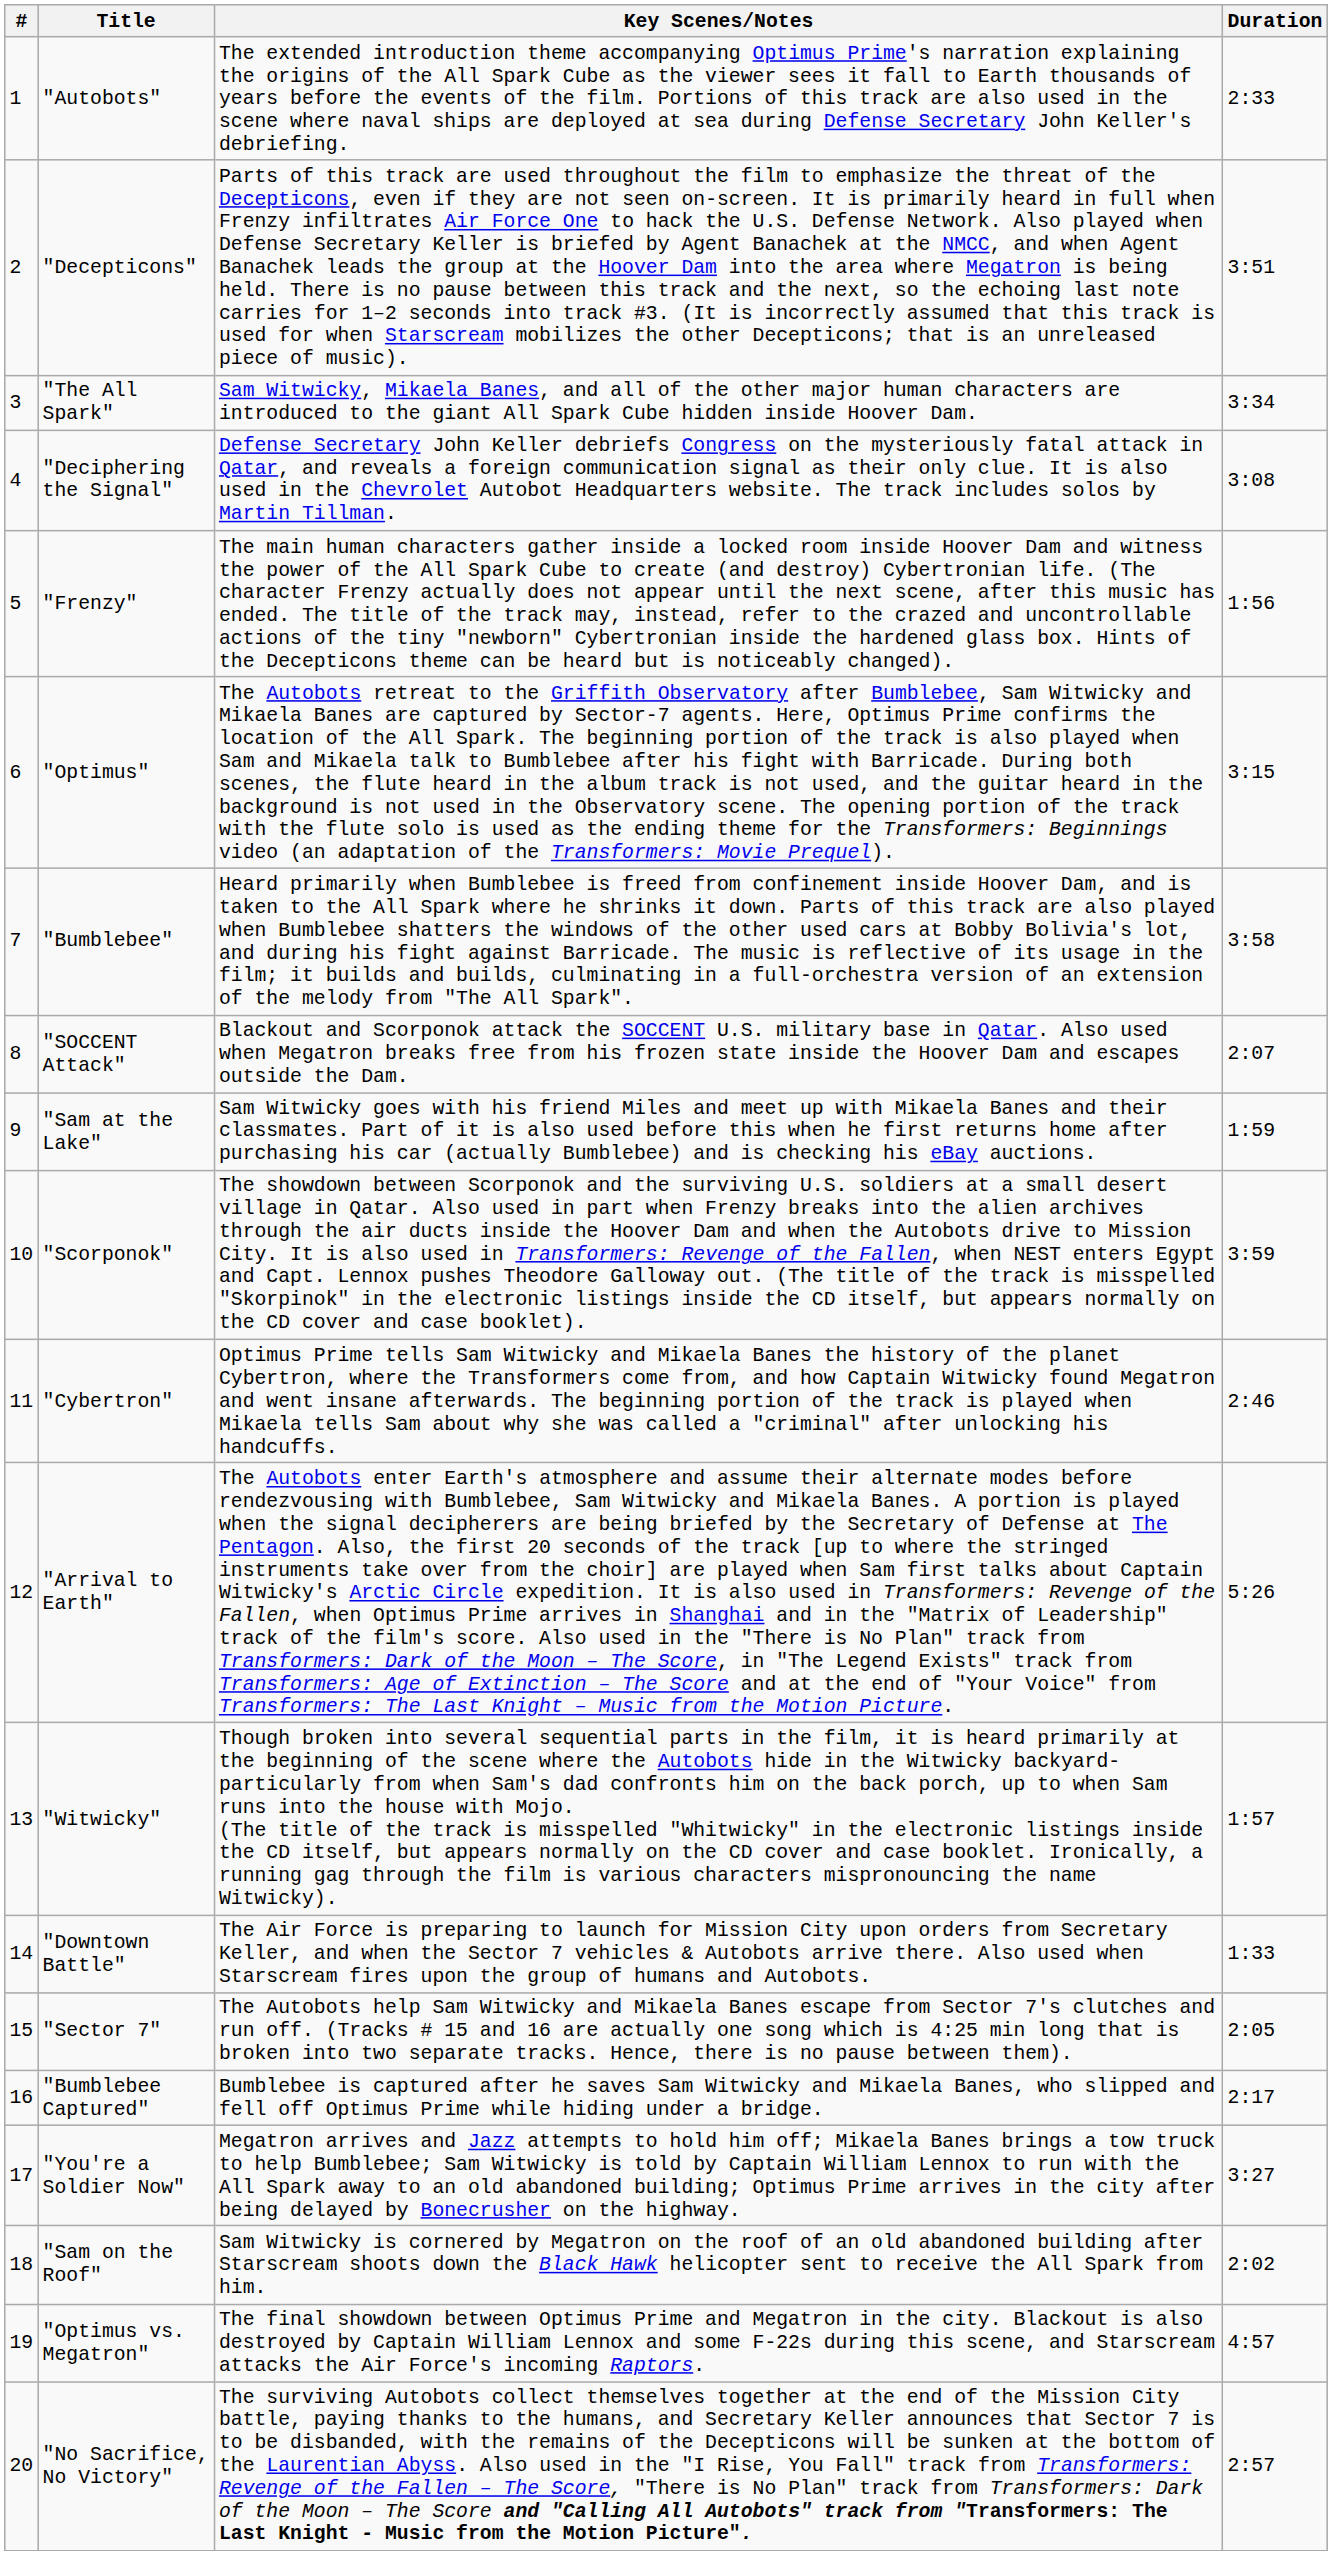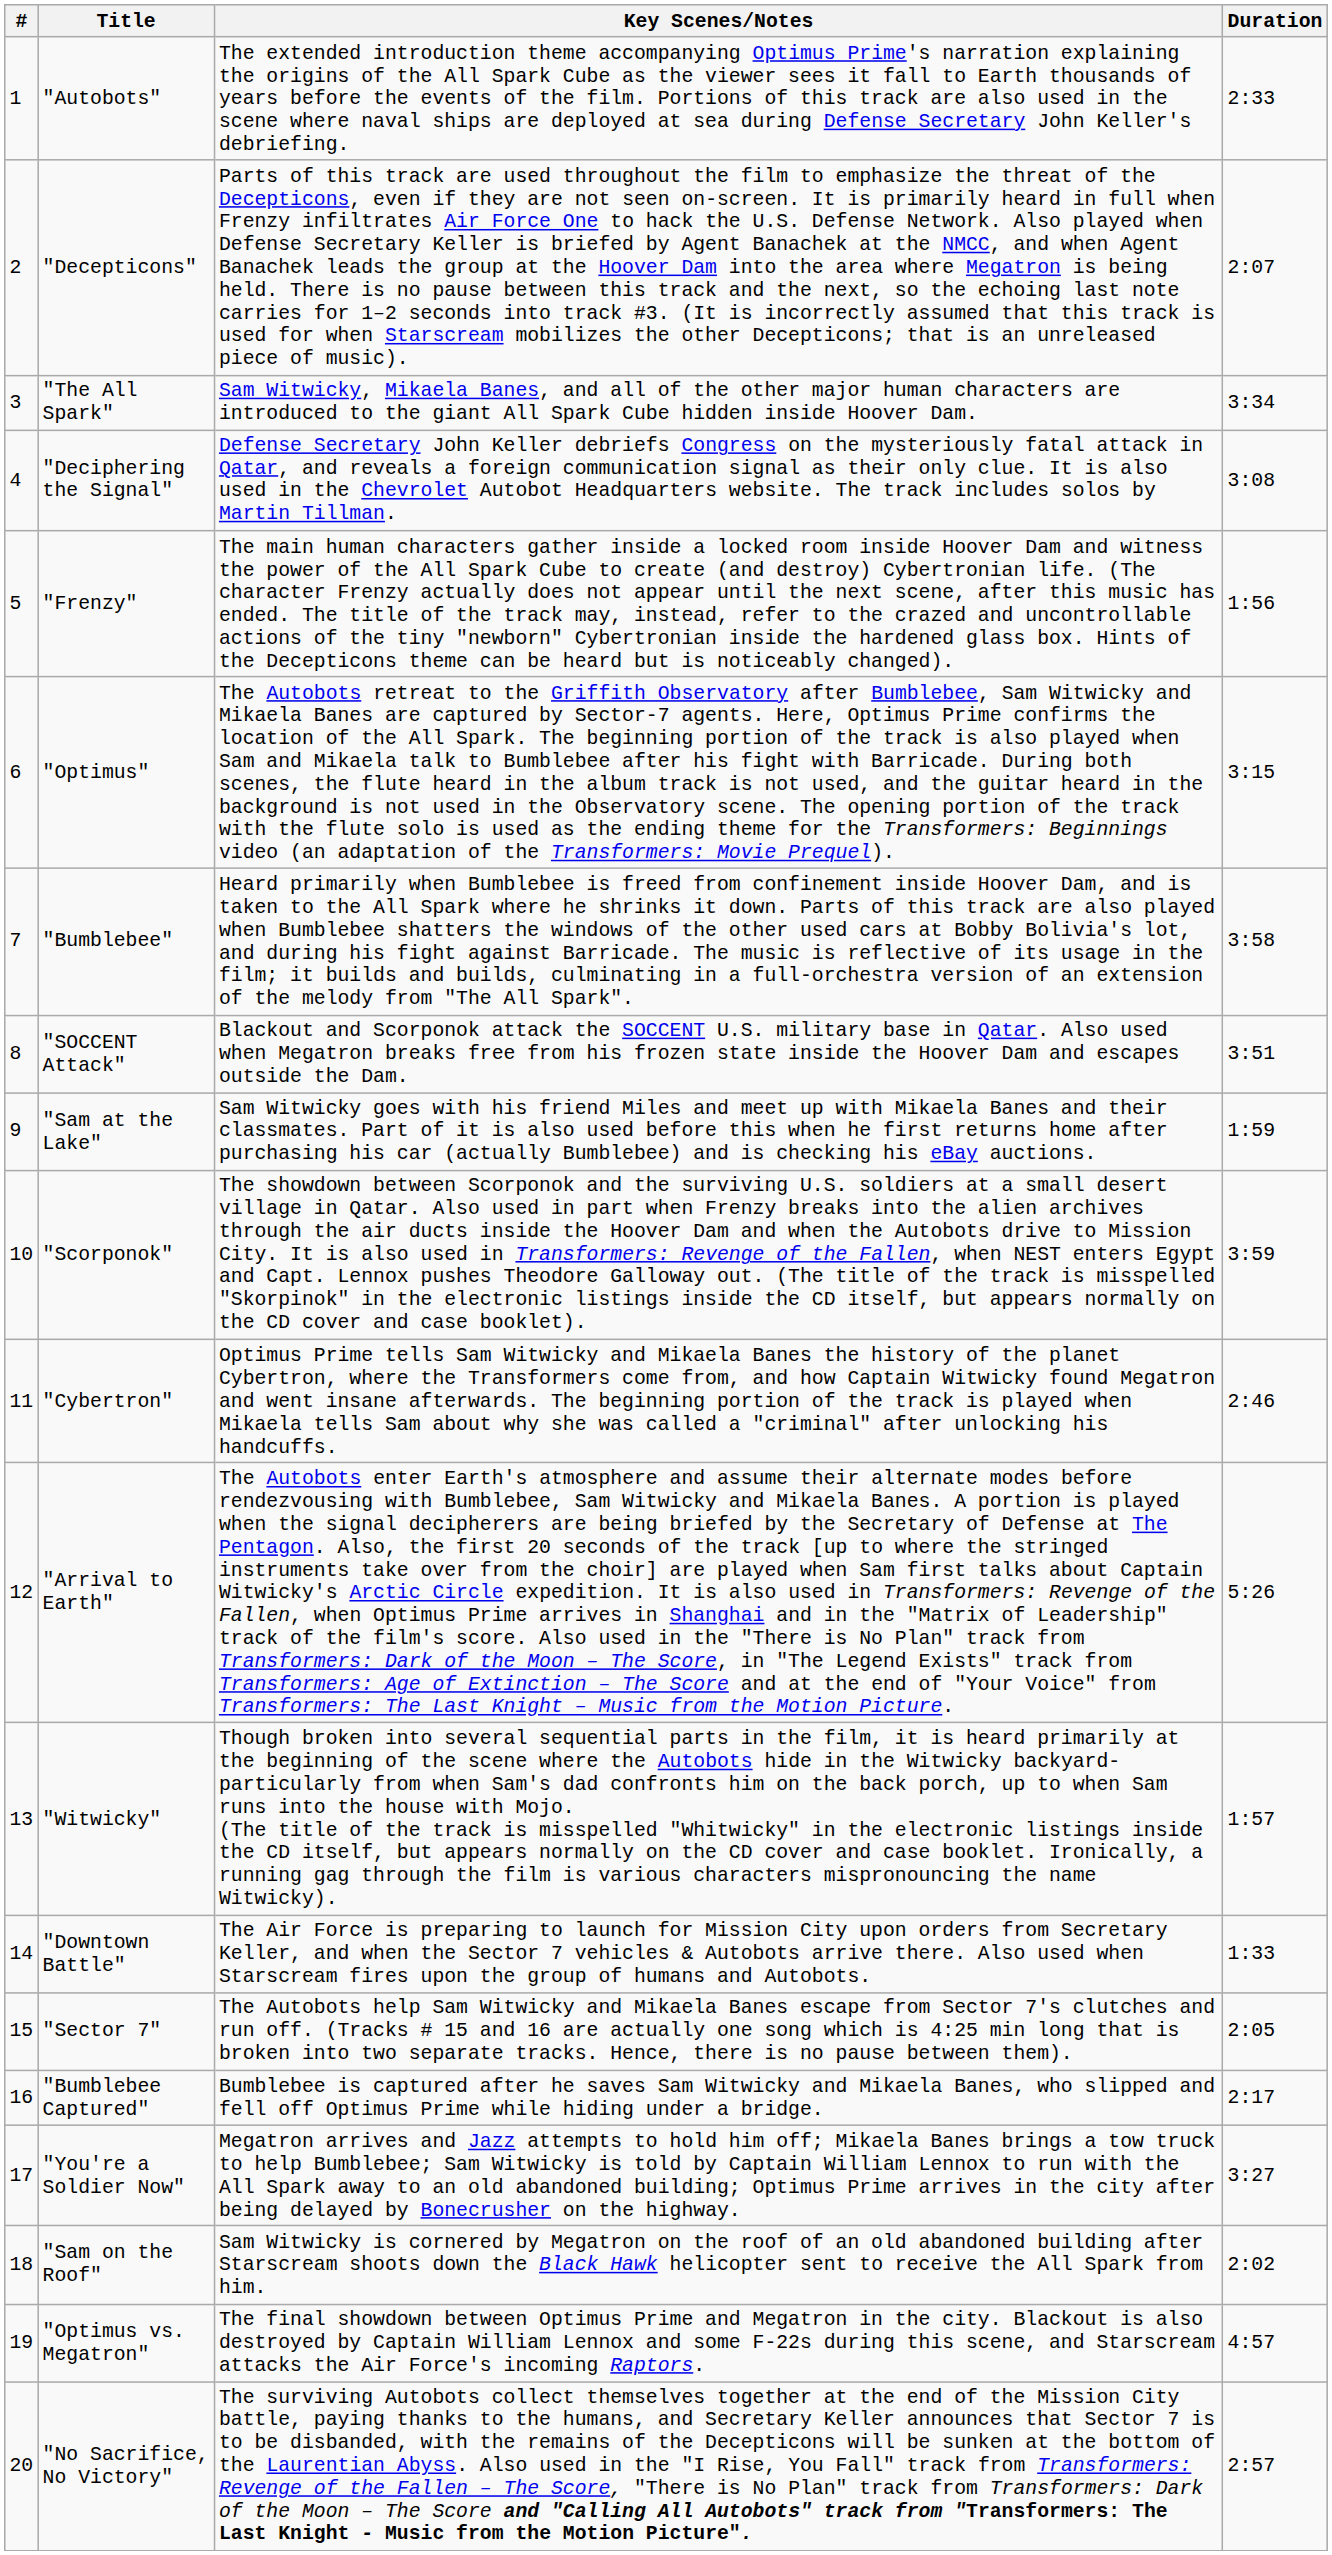(1251, 268) 3:51 -> (1251, 268) 2:07
(1251, 1054) 2:07 -> (1251, 1054) 3:51
